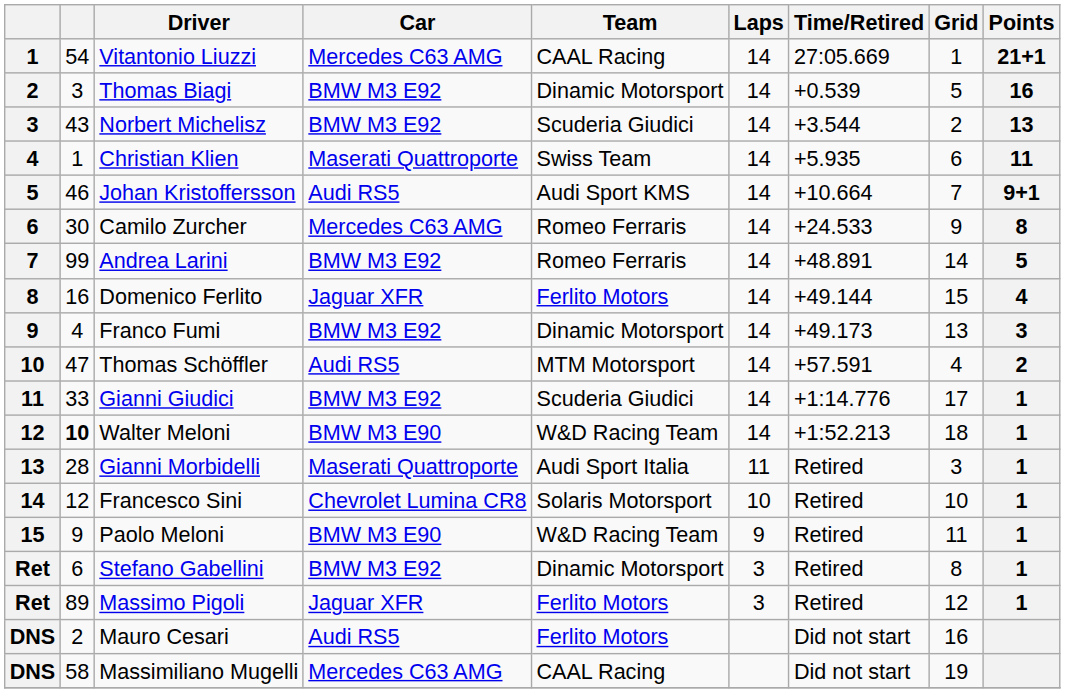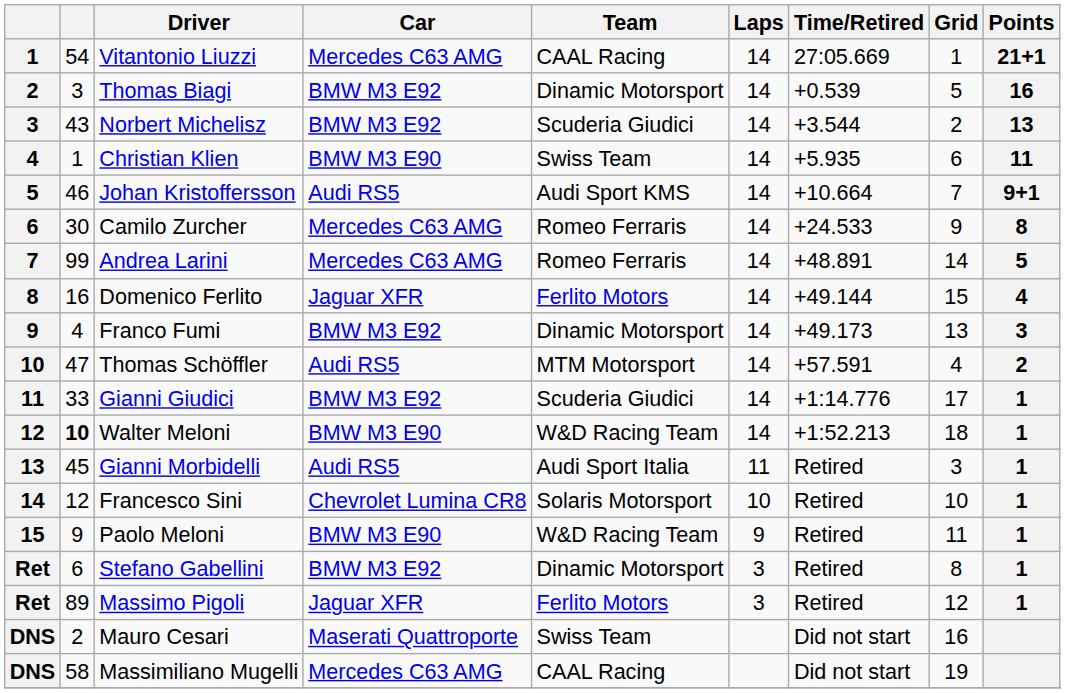(413, 159) Maserati Quattroporte -> (375, 159) BMW M3 E90
(375, 261) BMW M3 E92 -> (405, 261) Mercedes C63 AMG
(77, 466) 28 -> (77, 466) 45
(413, 466) Maserati Quattroporte -> (354, 466) Audi RS5
(354, 637) Audi RS5 -> (413, 637) Maserati Quattroporte
(602, 637) Ferlito Motors -> (594, 637) Swiss Team
